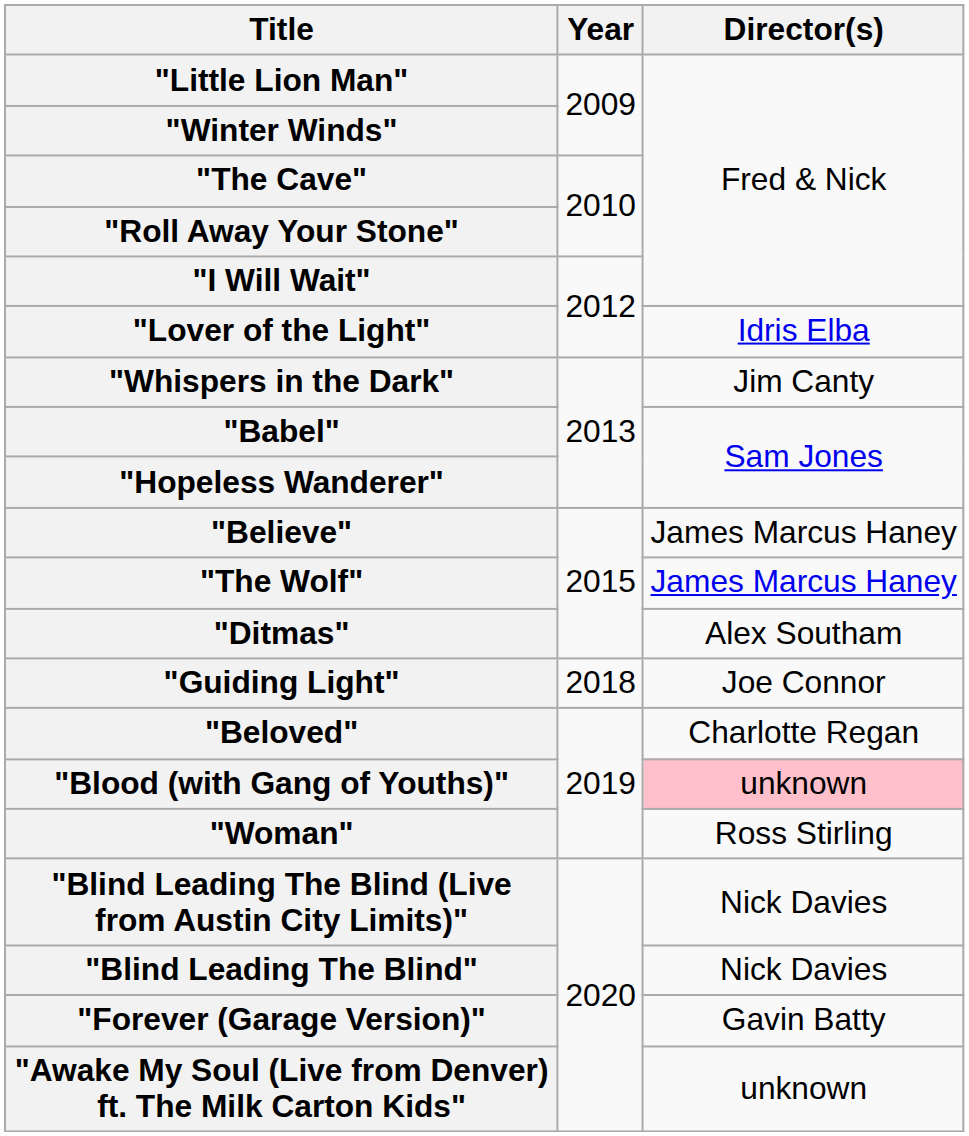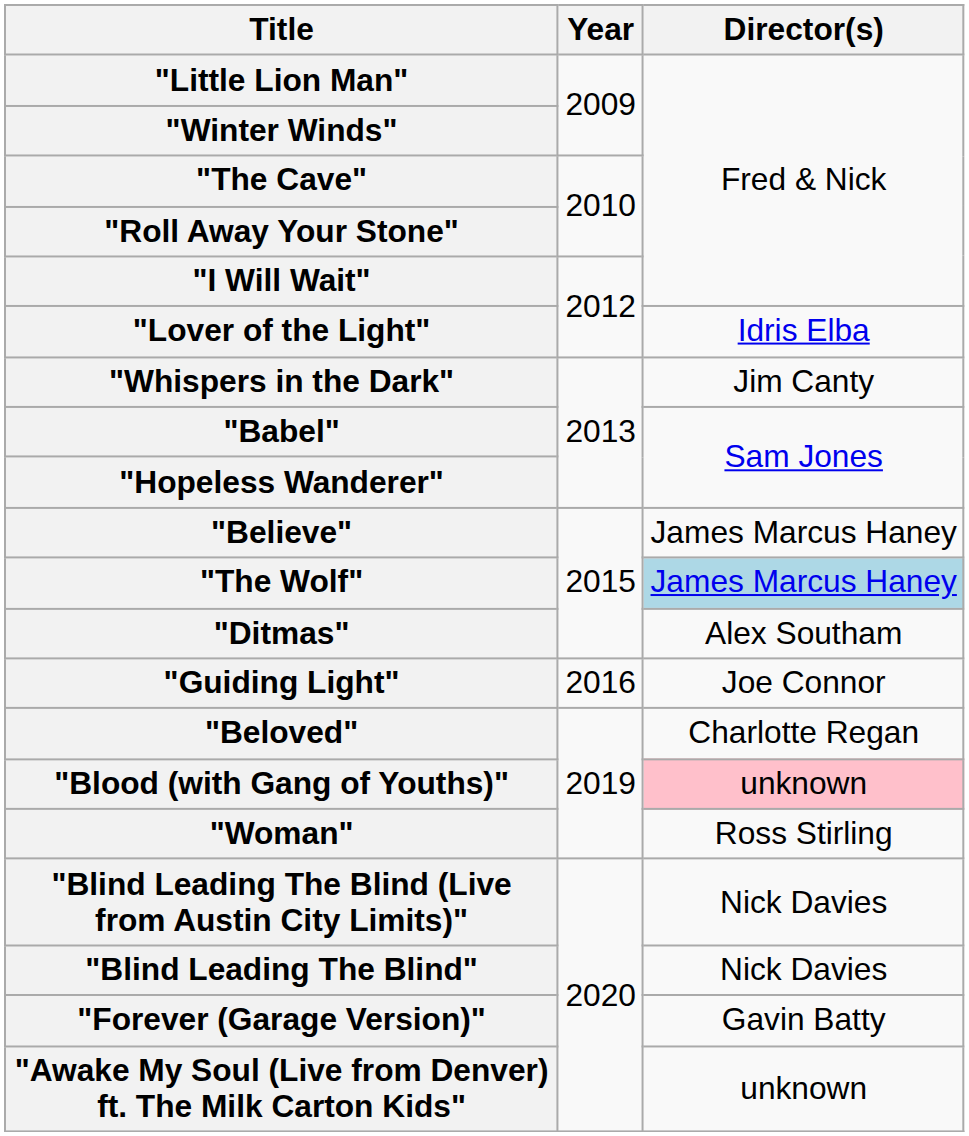(804, 582) no background -> (804, 582) lightblue background
(601, 682) 2018 -> (601, 682) 2016
